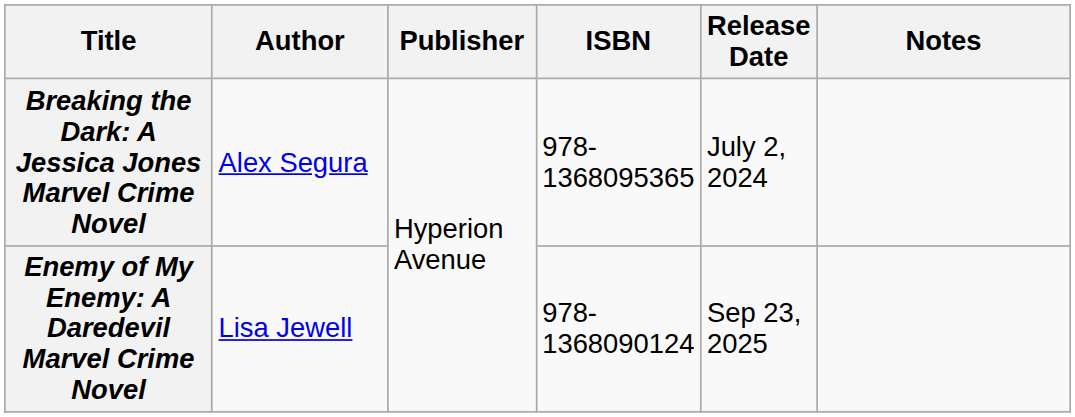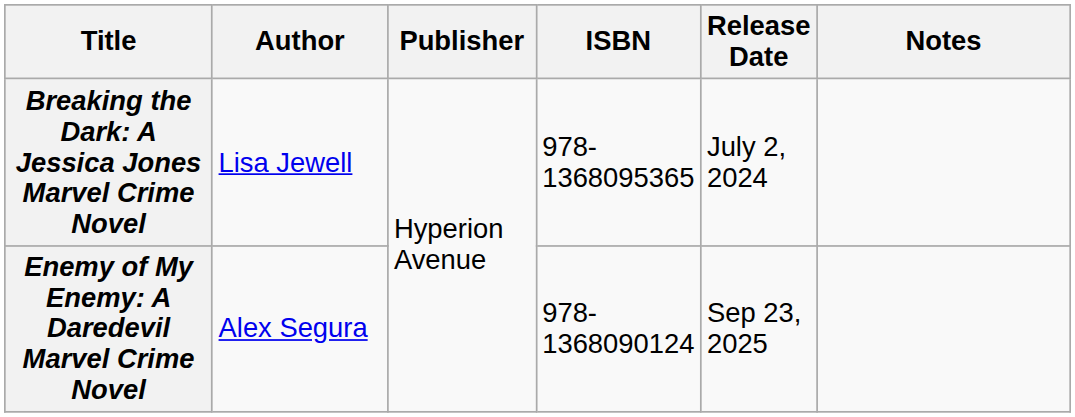(293, 161) Alex Segura -> (285, 161) Lisa Jewell
(285, 328) Lisa Jewell -> (293, 328) Alex Segura
